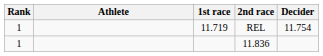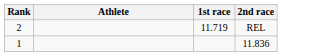- column: (298, 12)
(19, 28) 1 -> (19, 28) 2
